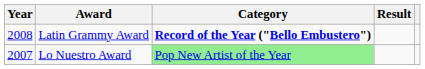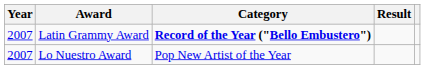(20, 34) 2008 -> (20, 34) 2007
(223, 54) lightgreen background -> (223, 54) no background
